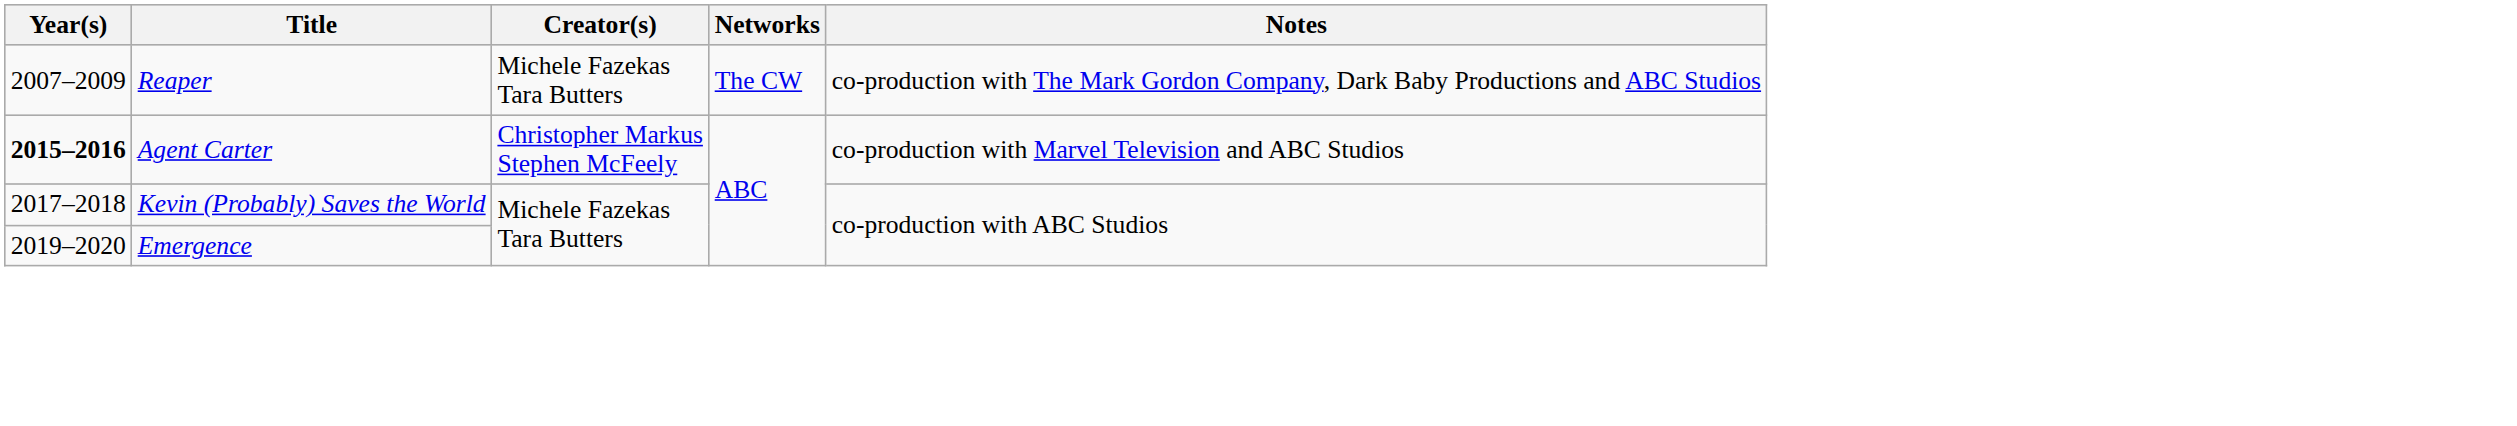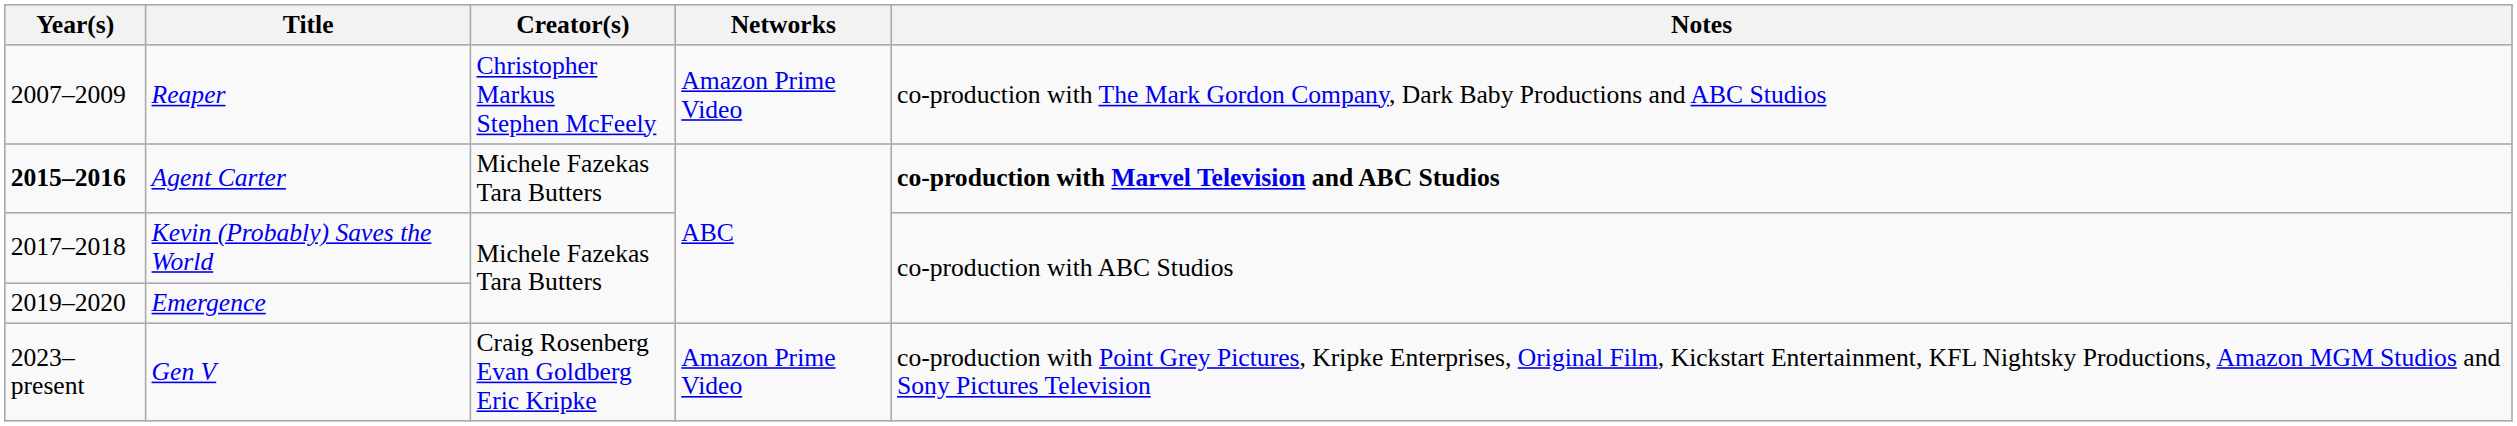(584, 79) Michele Fazekas Tara Butters -> (566, 94) Christopher Markus Stephen McFeely
(758, 79) The CW -> (758, 94) Amazon Prime Video
(600, 149) Christopher Markus Stephen McFeely -> (563, 178) Michele Fazekas Tara Butters
(1118, 149) normal -> (1198, 178) bold
+ row: (184, 371)
